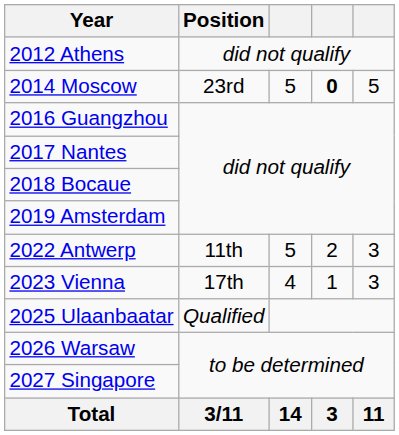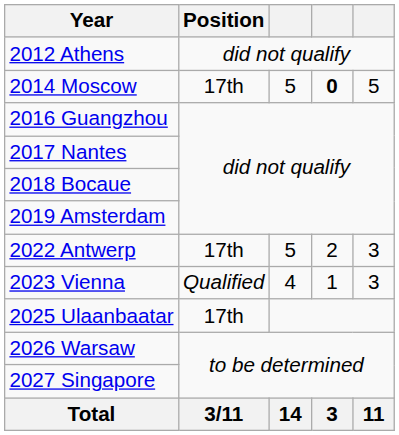(224, 86) 23rd -> (224, 86) 17th
(224, 250) 11th -> (224, 250) 17th
(224, 282) 17th -> (224, 282) Qualified
(224, 315) Qualified -> (224, 315) 17th
